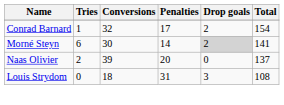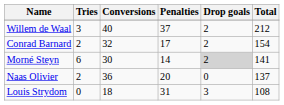+ row: (39, 28)
(78, 28) 1 -> (78, 44) 2
(107, 60) 39 -> (107, 76) 36
